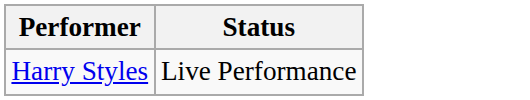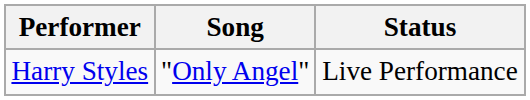+ column: (235, 26)
